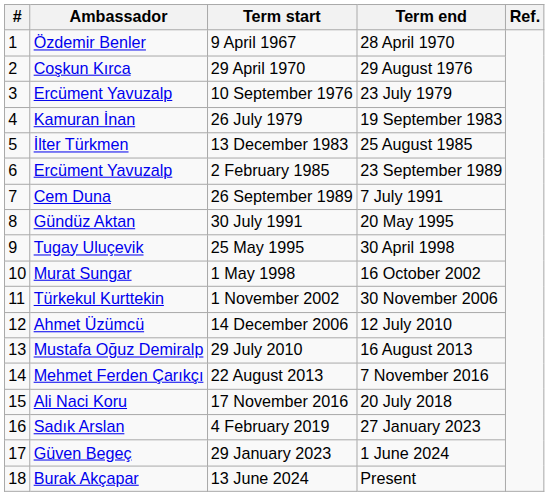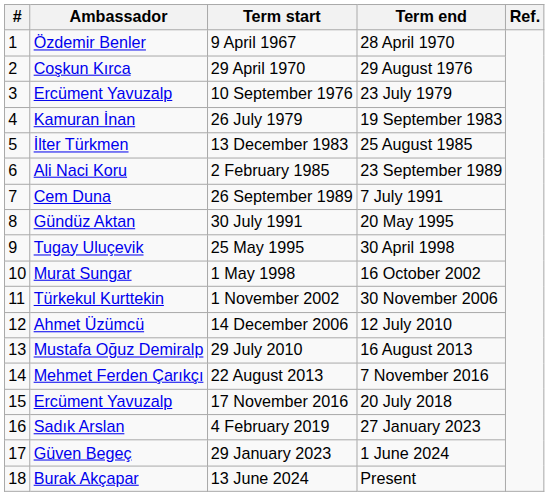(103, 171) Ercüment Yavuzalp -> (80, 171) Ali Naci Koru
(80, 401) Ali Naci Koru -> (103, 401) Ercüment Yavuzalp
